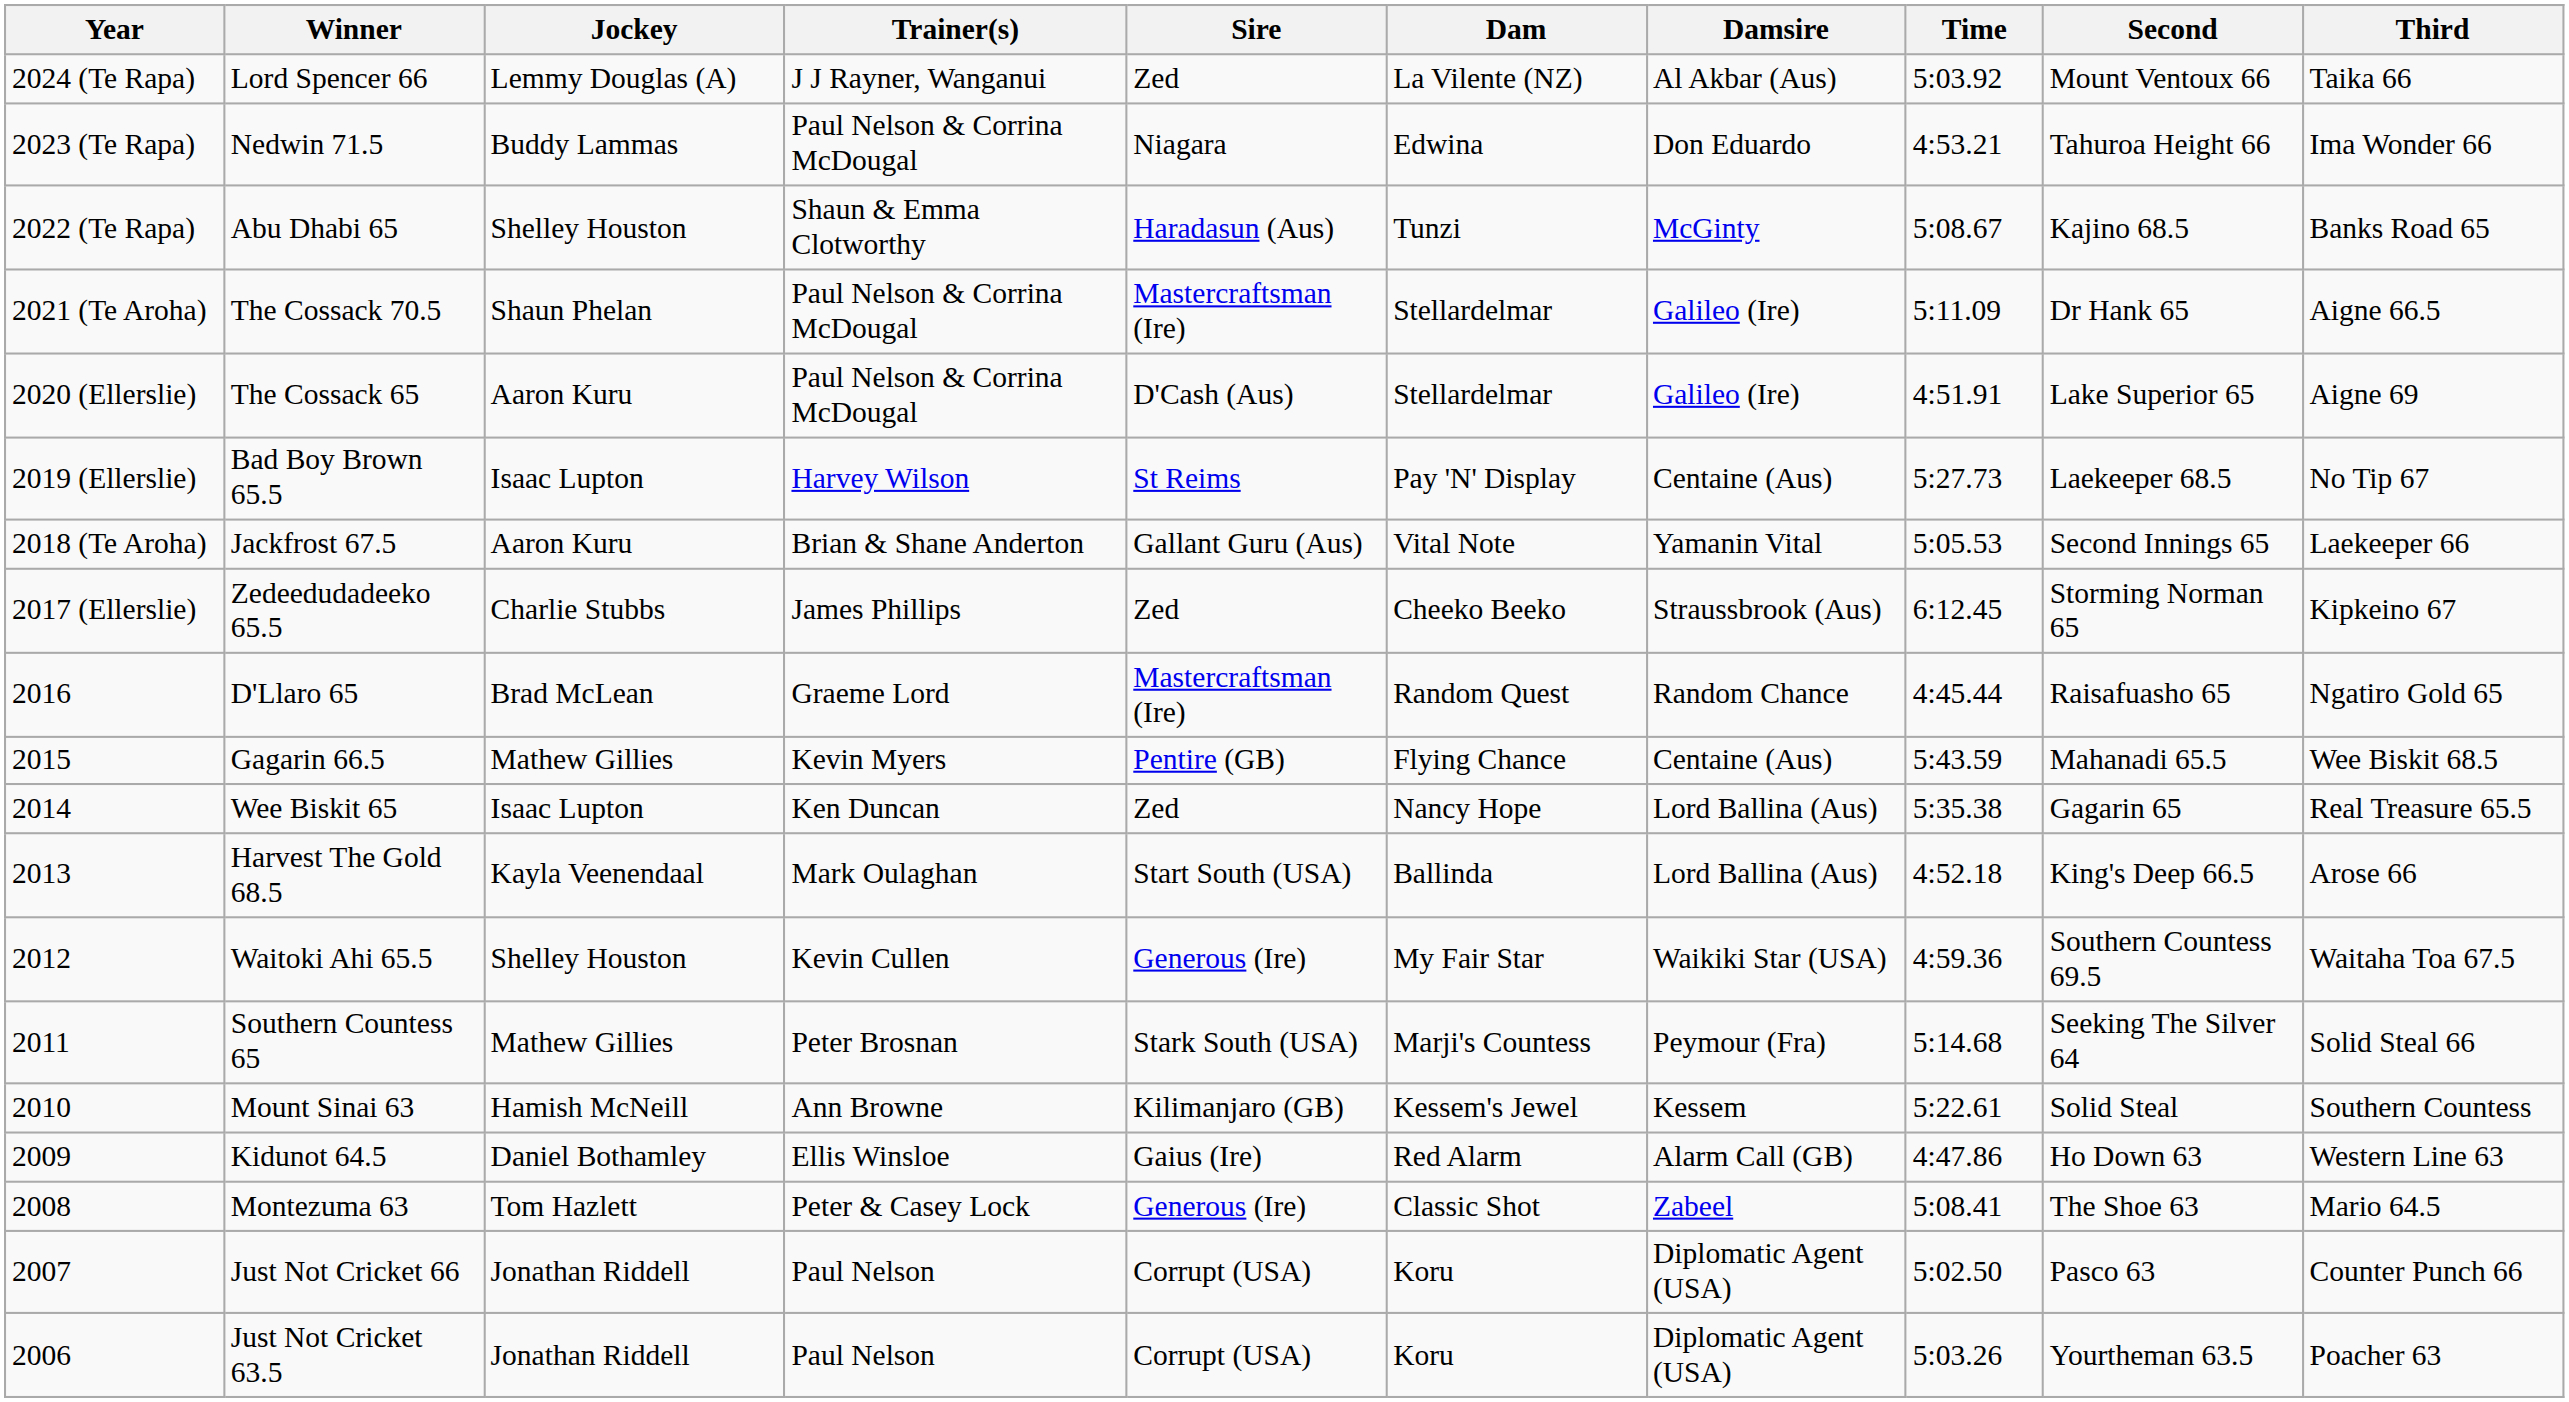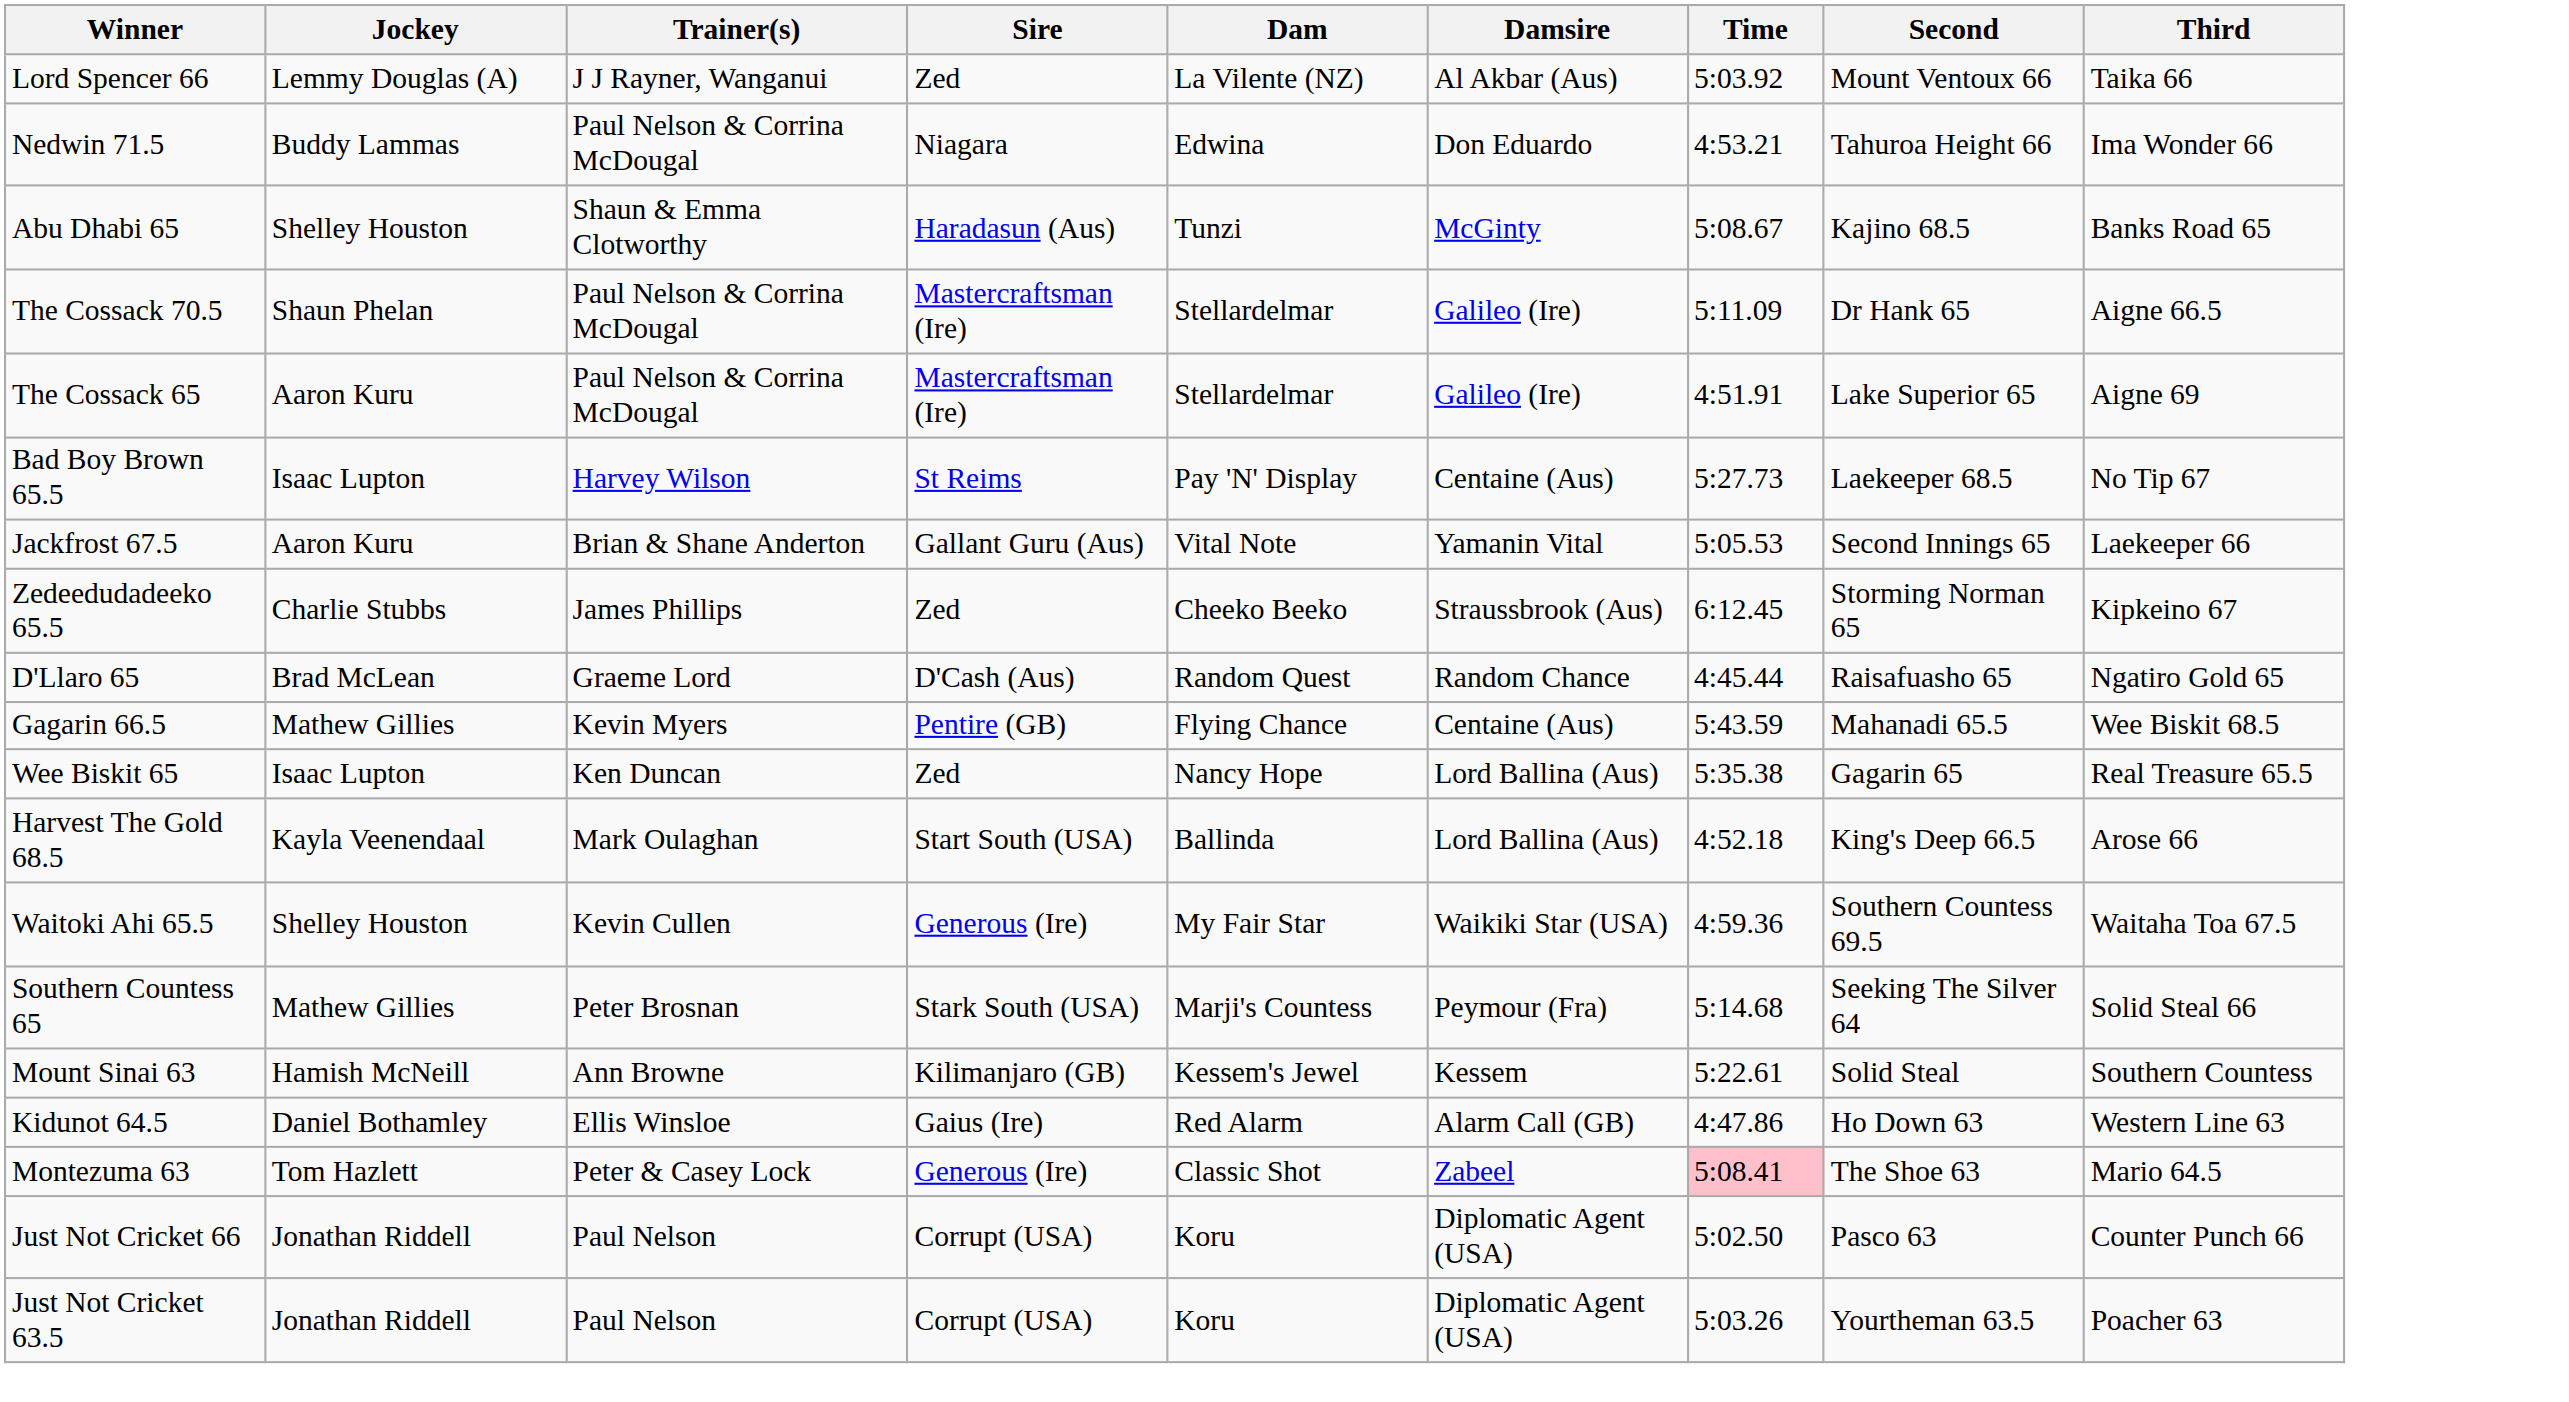- column: (114, 29)
(1213, 394) D'Cash (Aus) -> (1014, 394) Mastercraftsman (Ire)
(1232, 693) Mastercraftsman (Ire) -> (995, 676) D'Cash (Aus)
(1957, 1205) no background -> (1739, 1170) pink background
